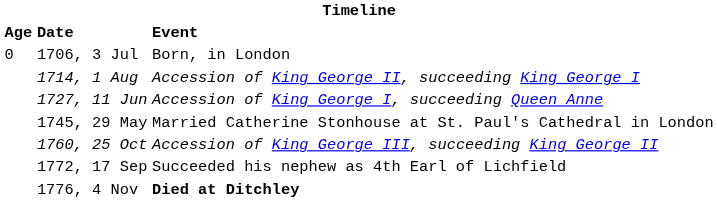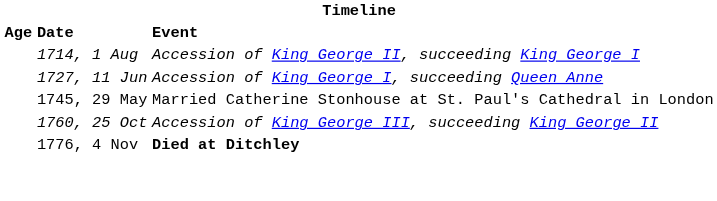- row: (88, 55)
- row: (92, 167)
